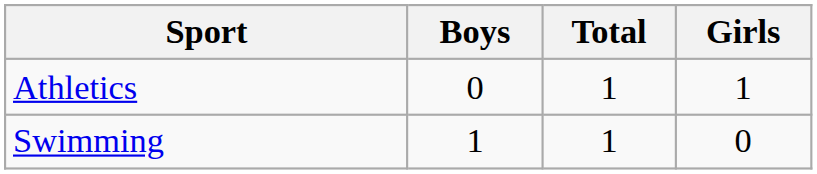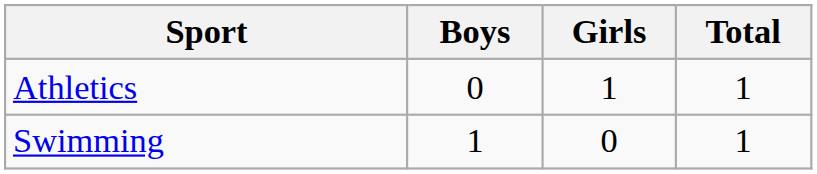columns swapped: (743, 31) <-> (609, 31)
